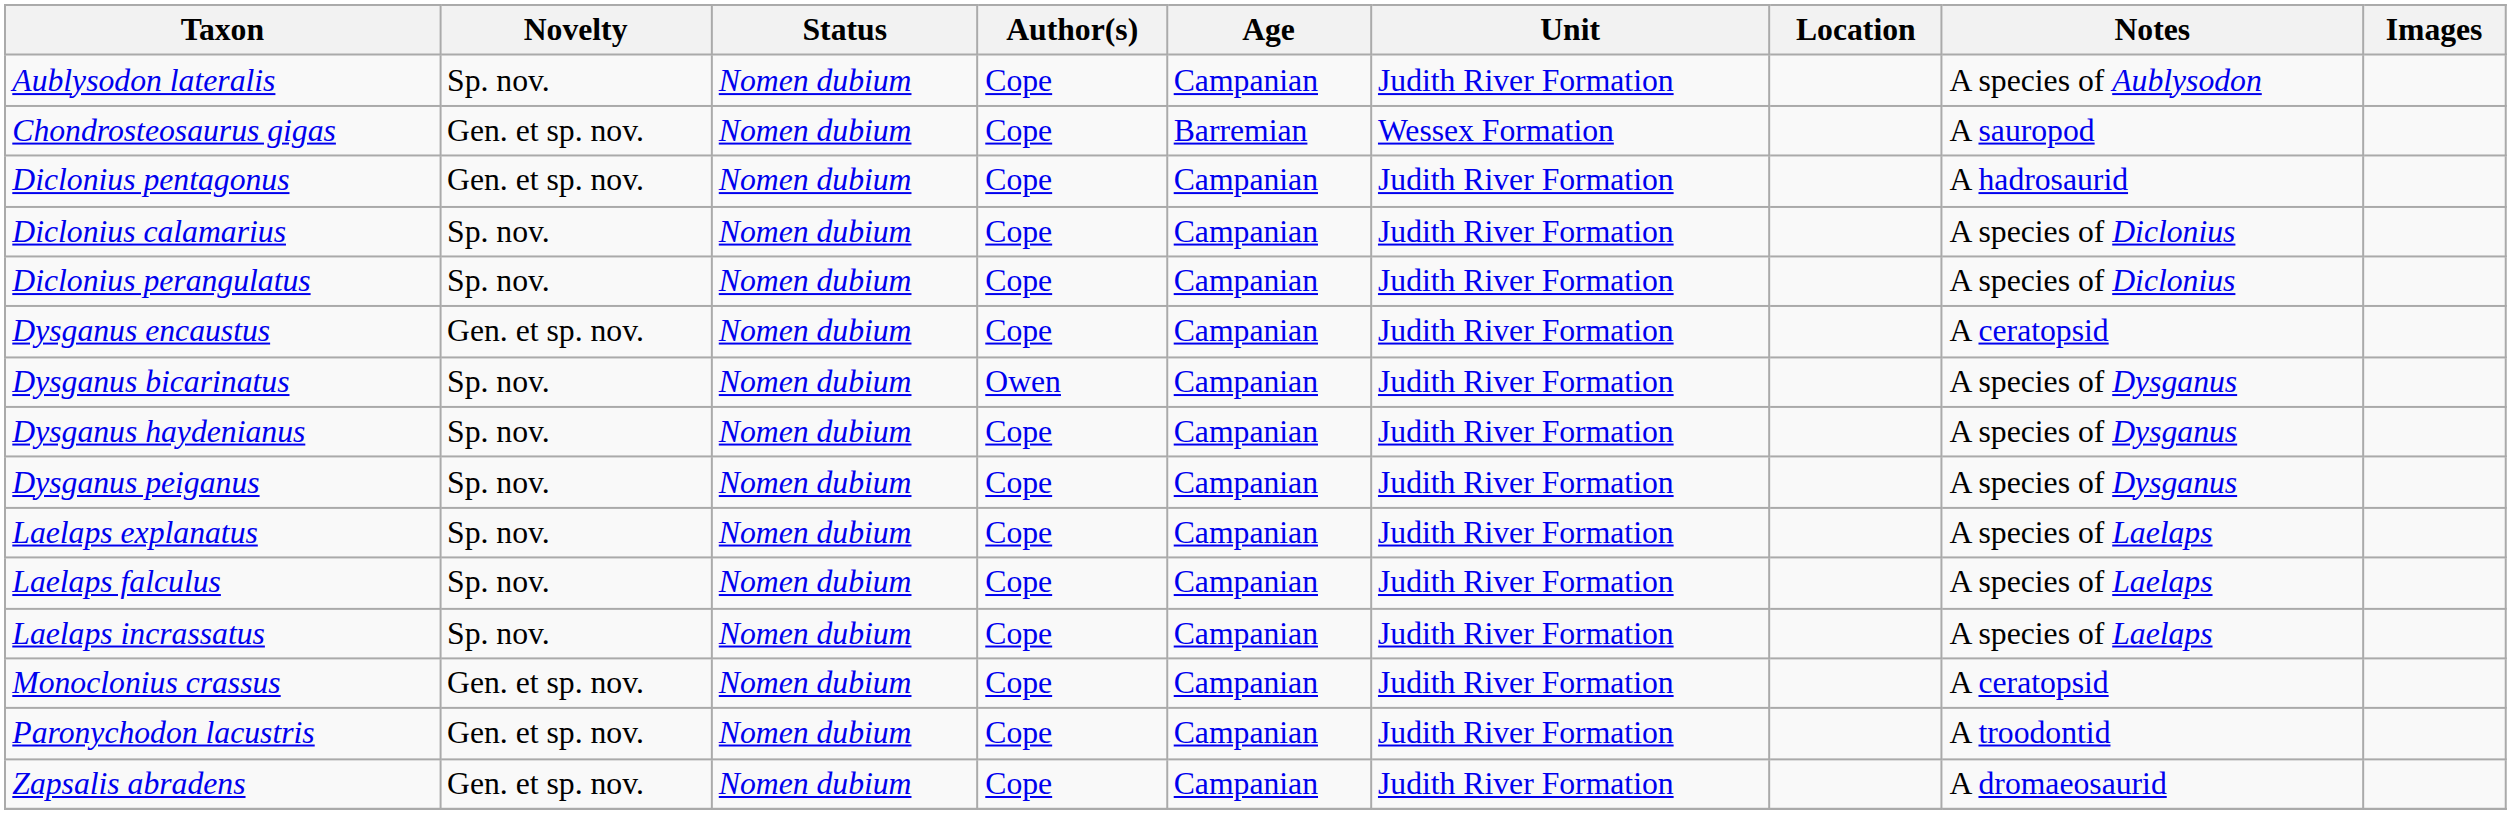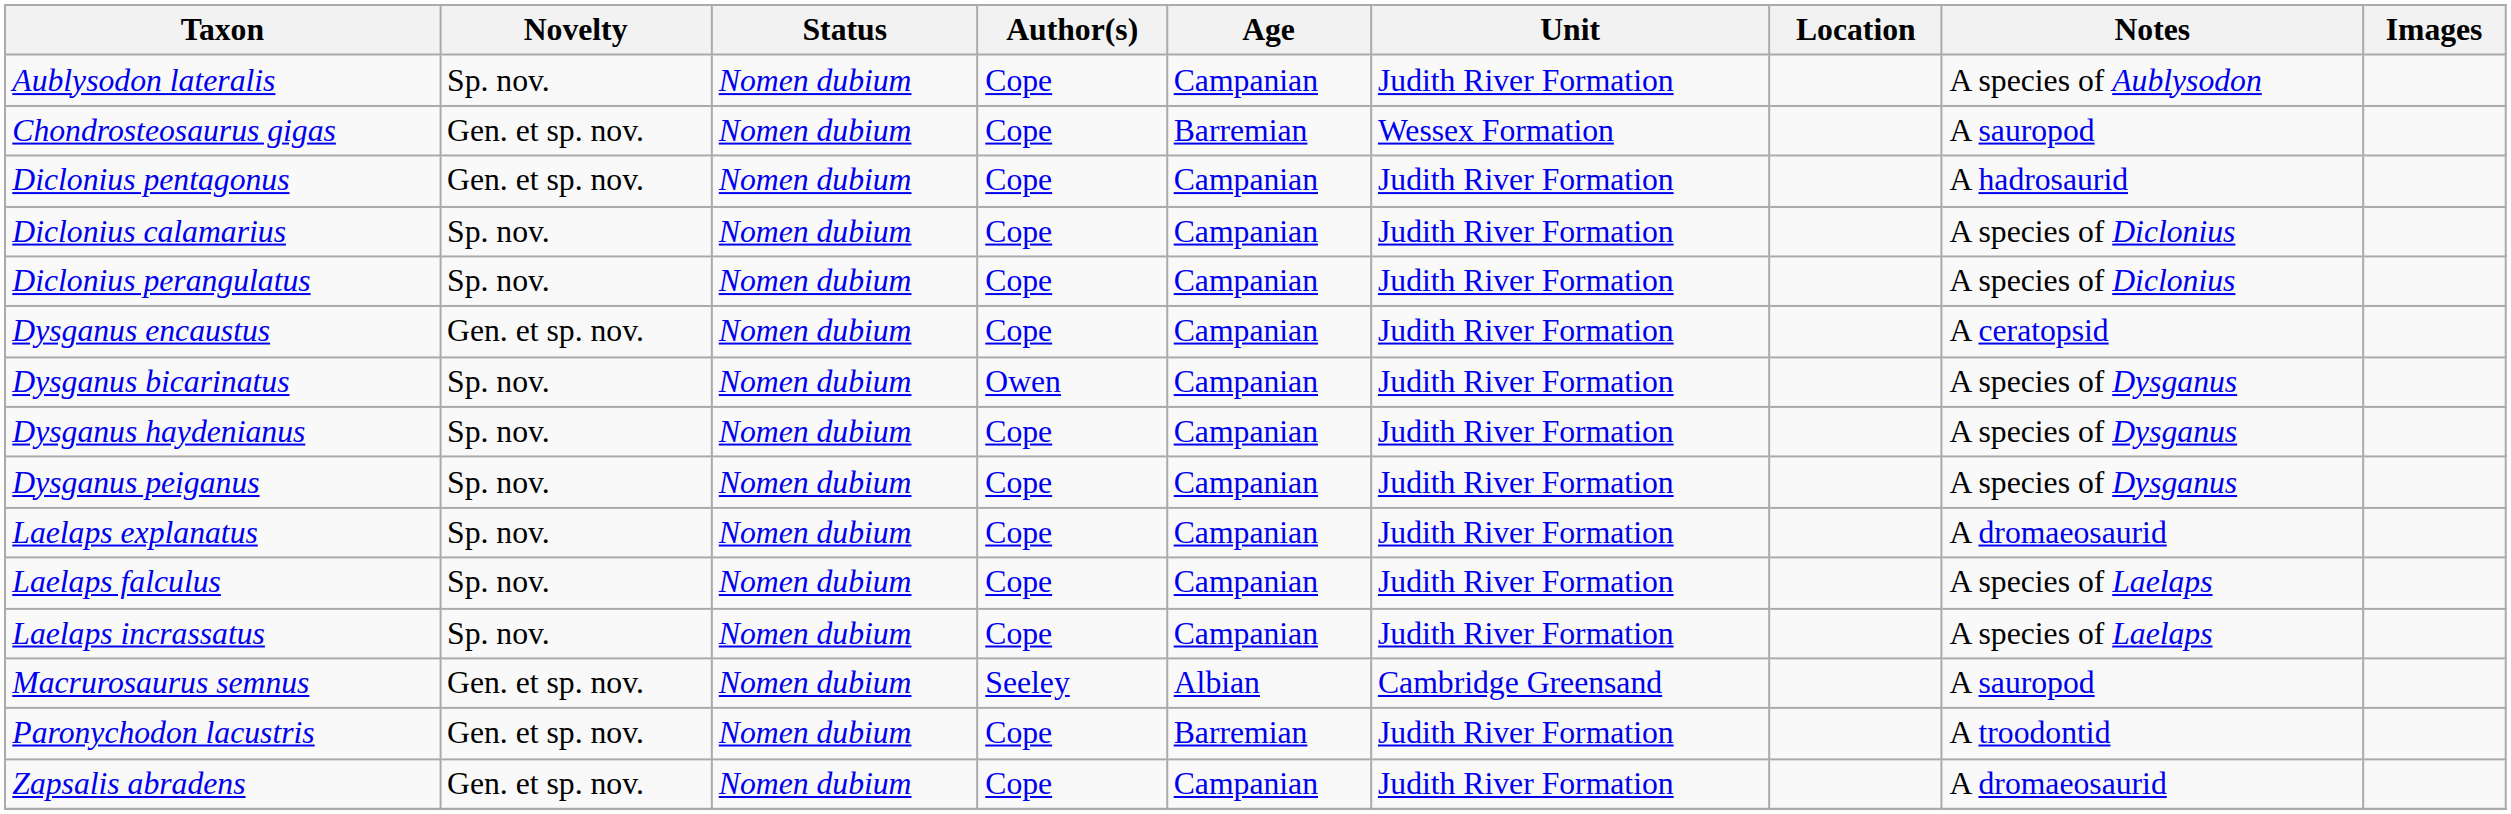(2081, 532) A species of Laelaps -> (2058, 532) A dromaeosaurid
+ row: (161, 682)
- row: (146, 682)
(1246, 733) Campanian -> (1241, 733) Barremian
